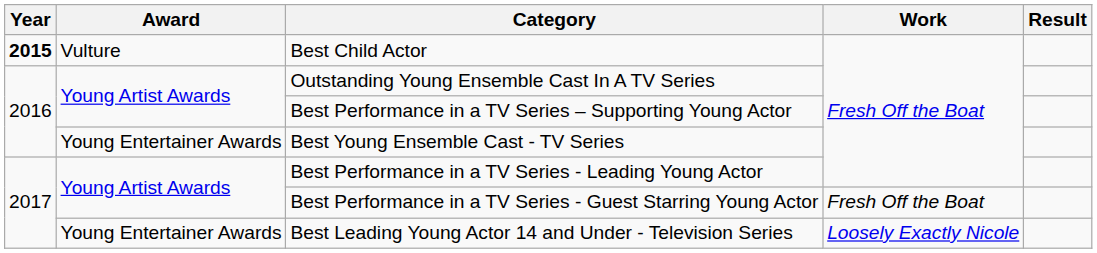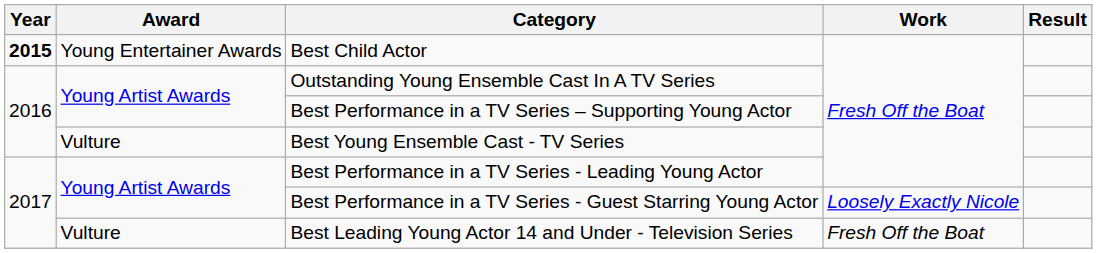(91, 50) Vulture -> (171, 50) Young Entertainer Awards
(171, 141) Young Entertainer Awards -> (91, 141) Vulture
(906, 202) Fresh Off the Boat -> (923, 202) Loosely Exactly Nicole
(171, 232) Young Entertainer Awards -> (91, 232) Vulture
(923, 232) Loosely Exactly Nicole -> (906, 232) Fresh Off the Boat
